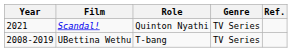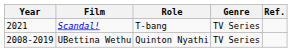(172, 26) Quinton Nyathi -> (151, 26) T-bang
(151, 40) T-bang -> (172, 40) Quinton Nyathi
